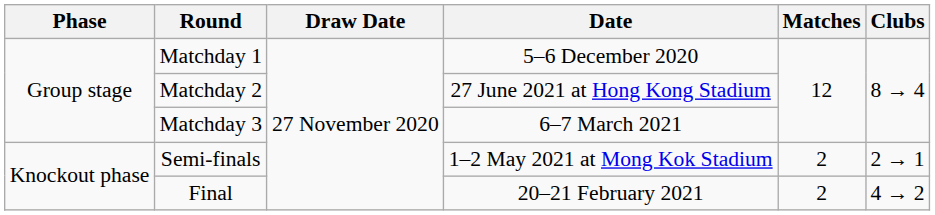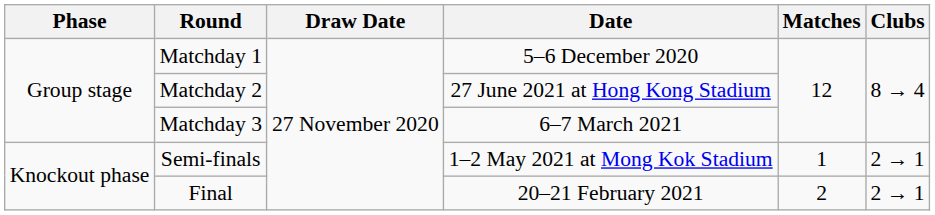(822, 158) 2 -> (822, 158) 1
(898, 192) 4 → 2 -> (898, 192) 2 → 1
